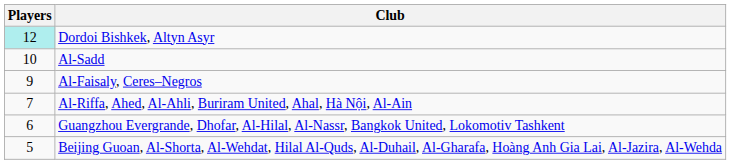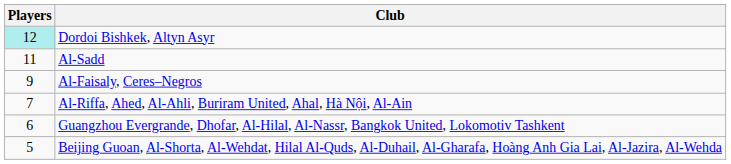(30, 59) 10 -> (30, 59) 11
